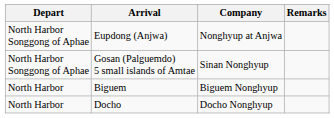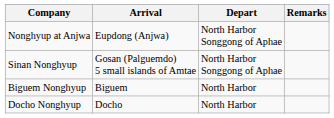columns swapped: (49, 13) <-> (241, 13)
